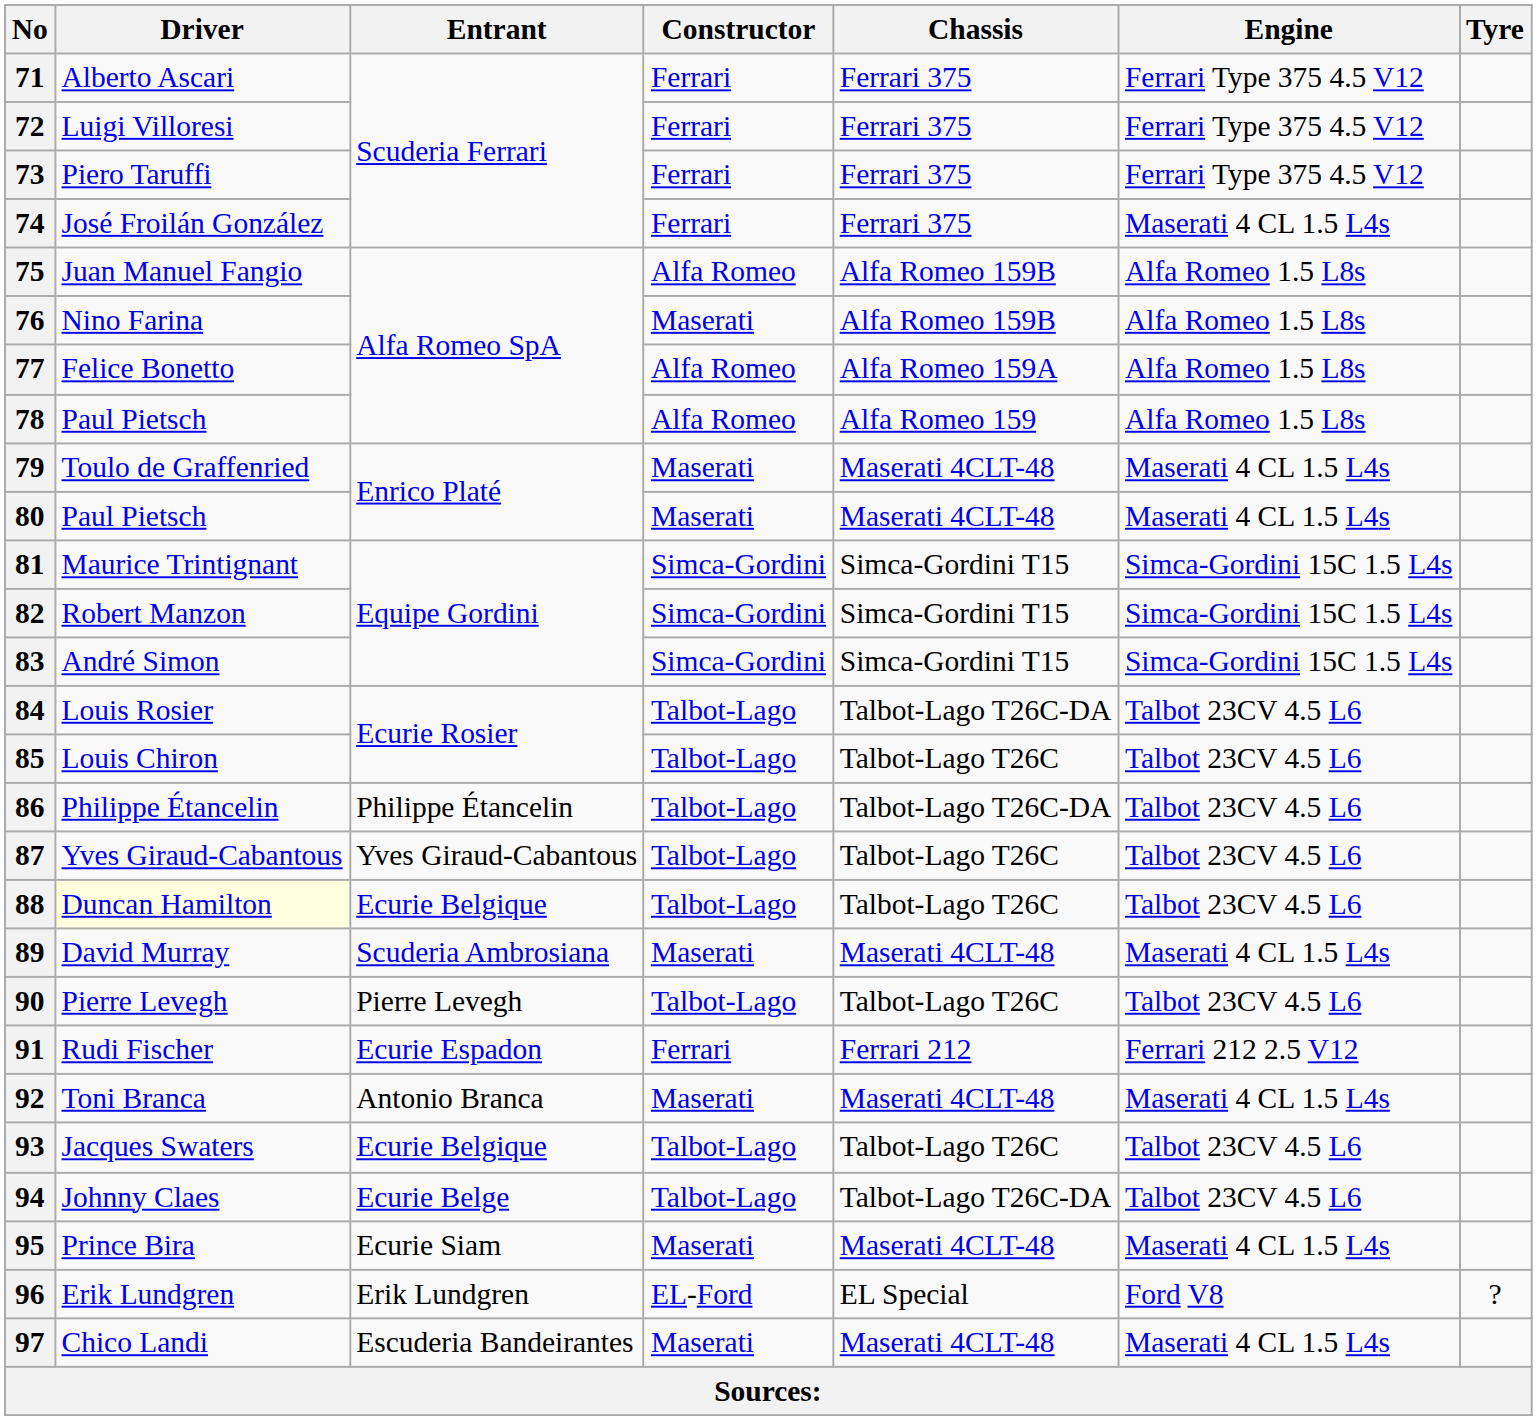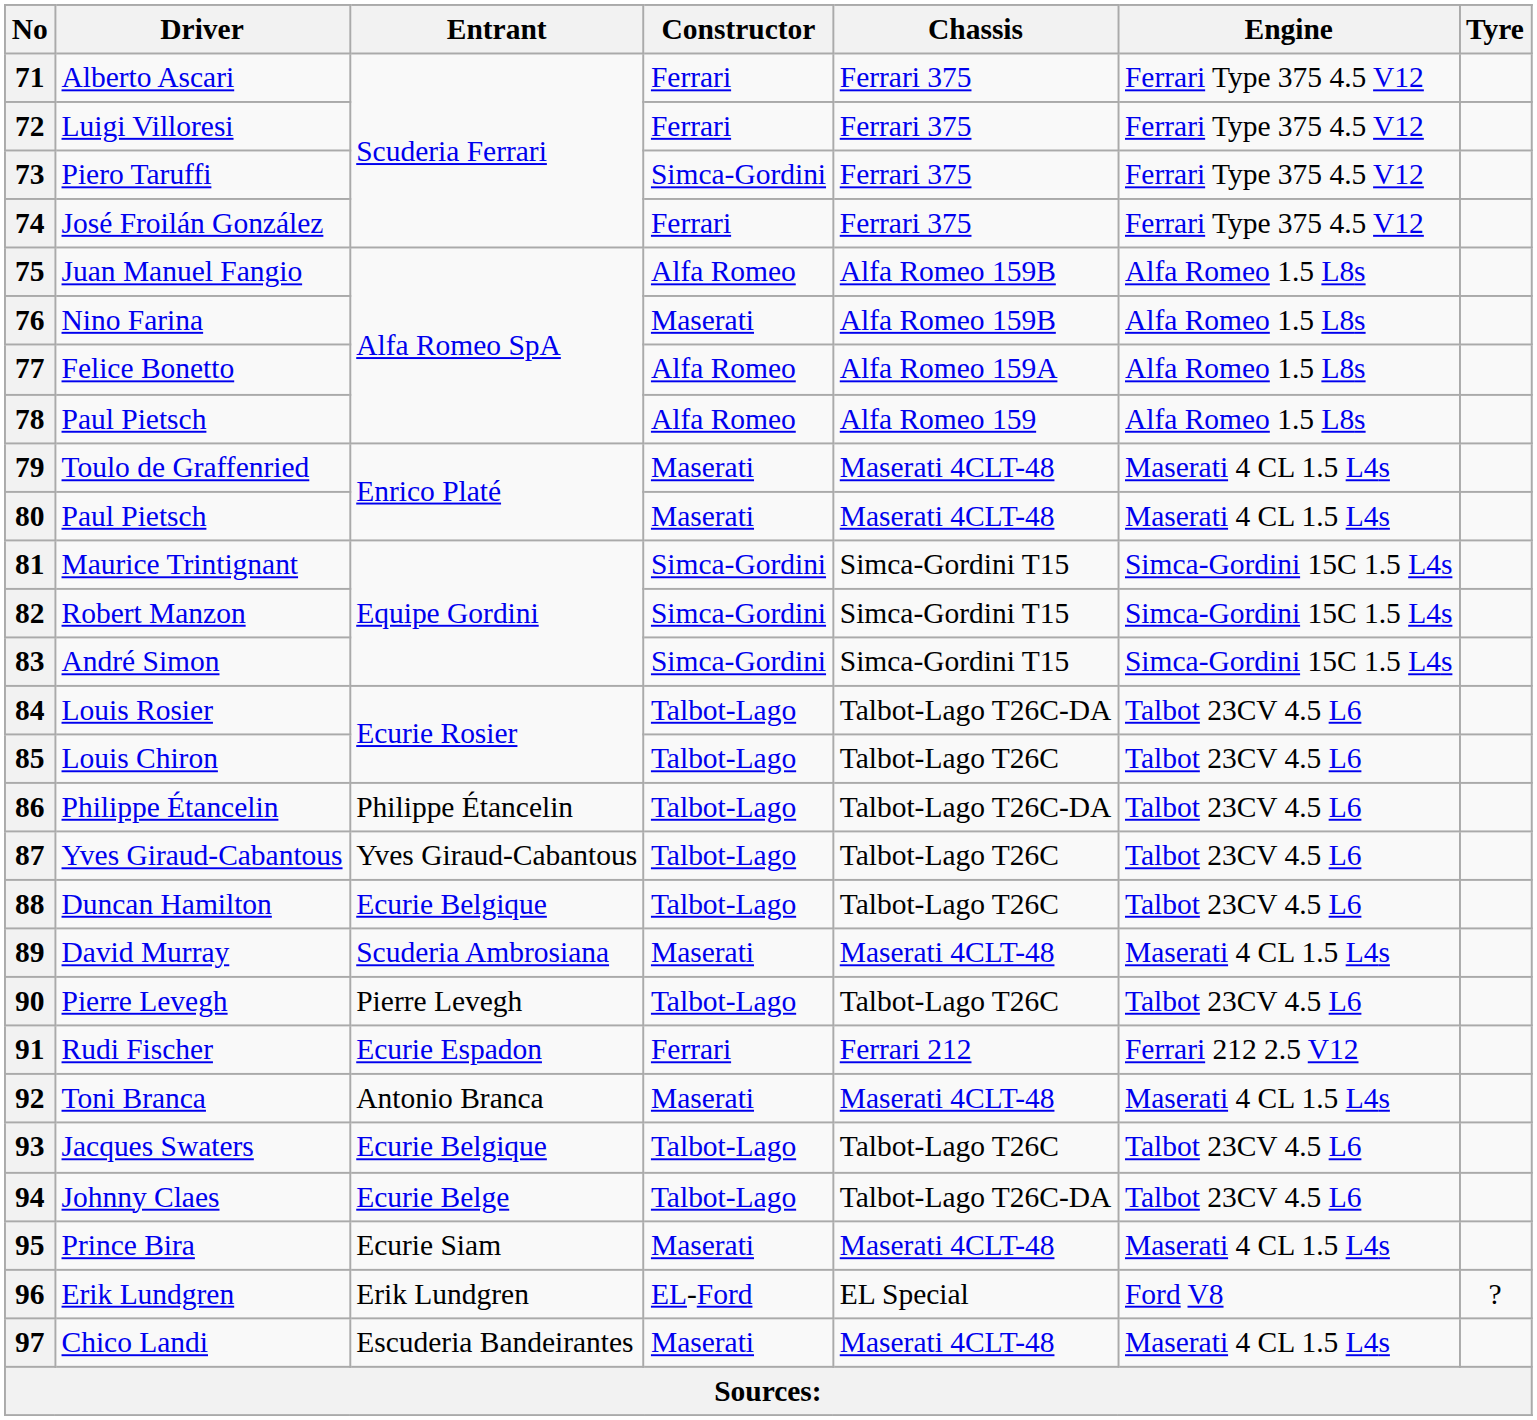(691, 174) Ferrari -> (738, 174) Simca-Gordini
(1257, 223) Maserati 4 CL 1.5 L4s -> (1274, 223) Ferrari Type 375 4.5 V12
(167, 904) lightyellow background -> (167, 904) no background
